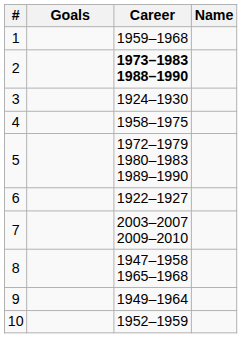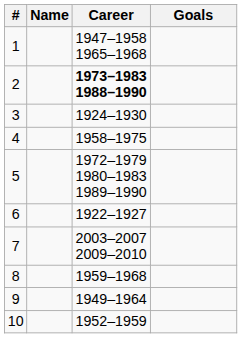columns swapped: (214, 15) <-> (70, 15)
(152, 38) 1959–1968 -> (111, 46) 1947–1958 1965–1968
(152, 268) 1947–1958 1965–1968 -> (111, 276) 1959–1968
